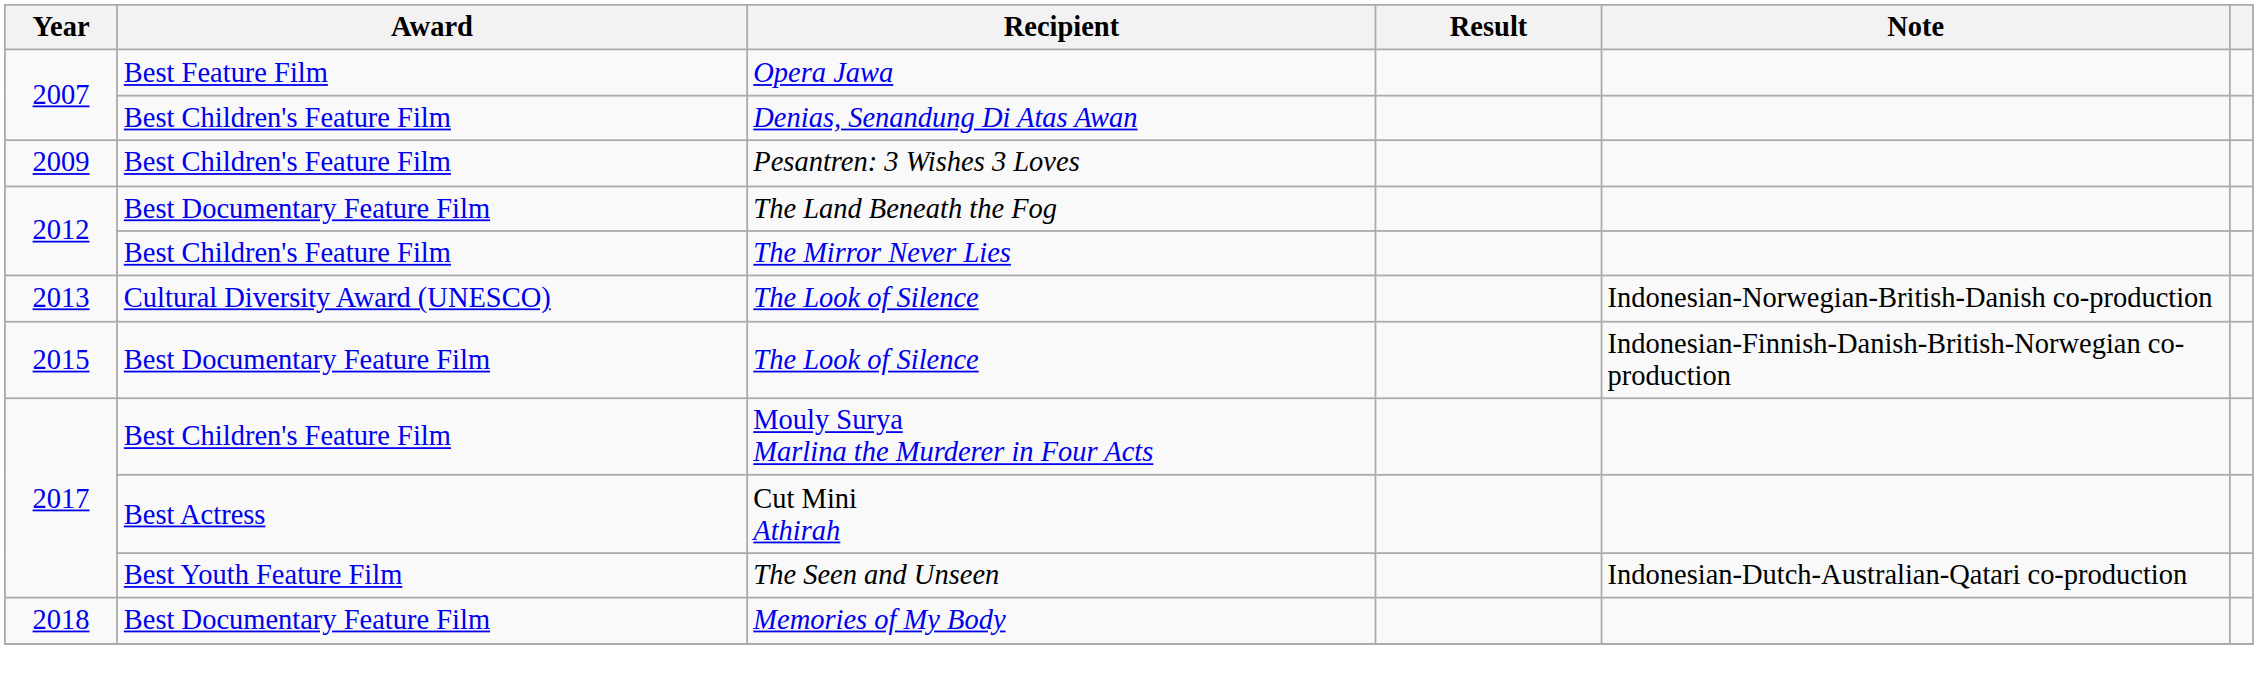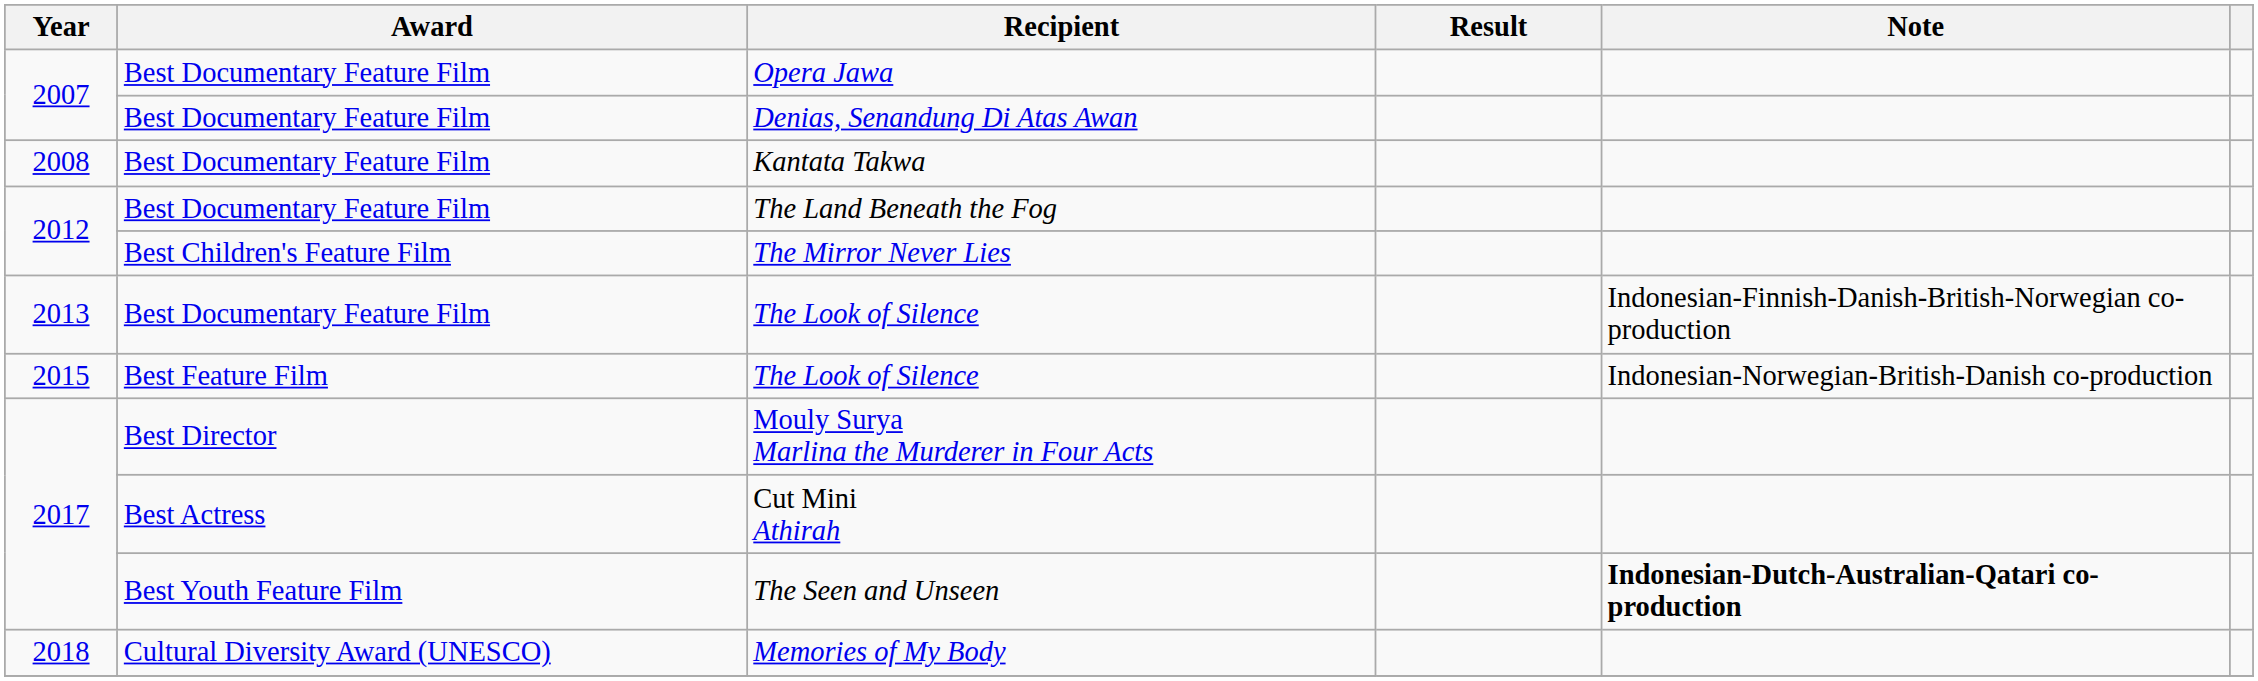(226, 72) Best Feature Film -> (307, 72) Best Documentary Feature Film
(287, 117) Best Children's Feature Film -> (307, 117) Best Documentary Feature Film
+ row: (61, 162)
- row: (61, 162)
(337, 298) Cultural Diversity Award (UNESCO) -> (307, 314) Best Documentary Feature Film
(1910, 298) Indonesian-Norwegian-British-Danish co-production -> (1896, 314) Indonesian-Finnish-Danish-British-Norwegian co-production
(307, 359) Best Documentary Feature Film -> (226, 375) Best Feature Film
(1896, 359) Indonesian-Finnish-Danish-British-Norwegian co-production -> (1910, 375) Indonesian-Norwegian-British-Danish co-production
(287, 436) Best Children's Feature Film -> (200, 436) Best Director
(1897, 574) normal -> (1853, 590) bold
(307, 620) Best Documentary Feature Film -> (337, 652) Cultural Diversity Award (UNESCO)
